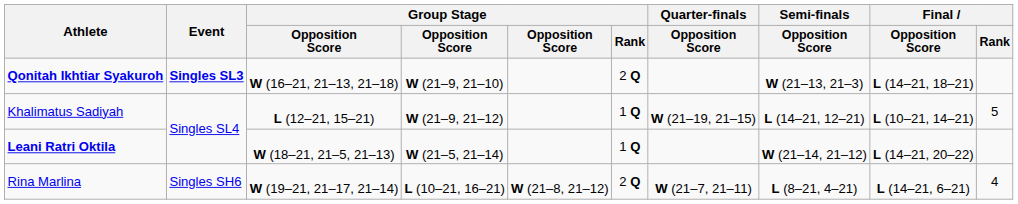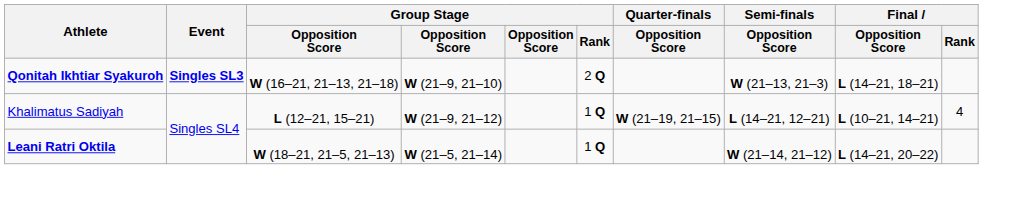(995, 112) 5 -> (960, 112) 4
- row: (44, 182)
